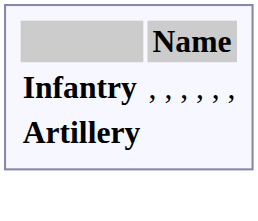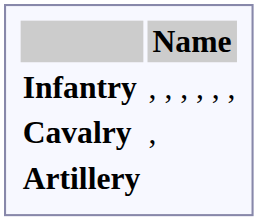+ row: (77, 132)
